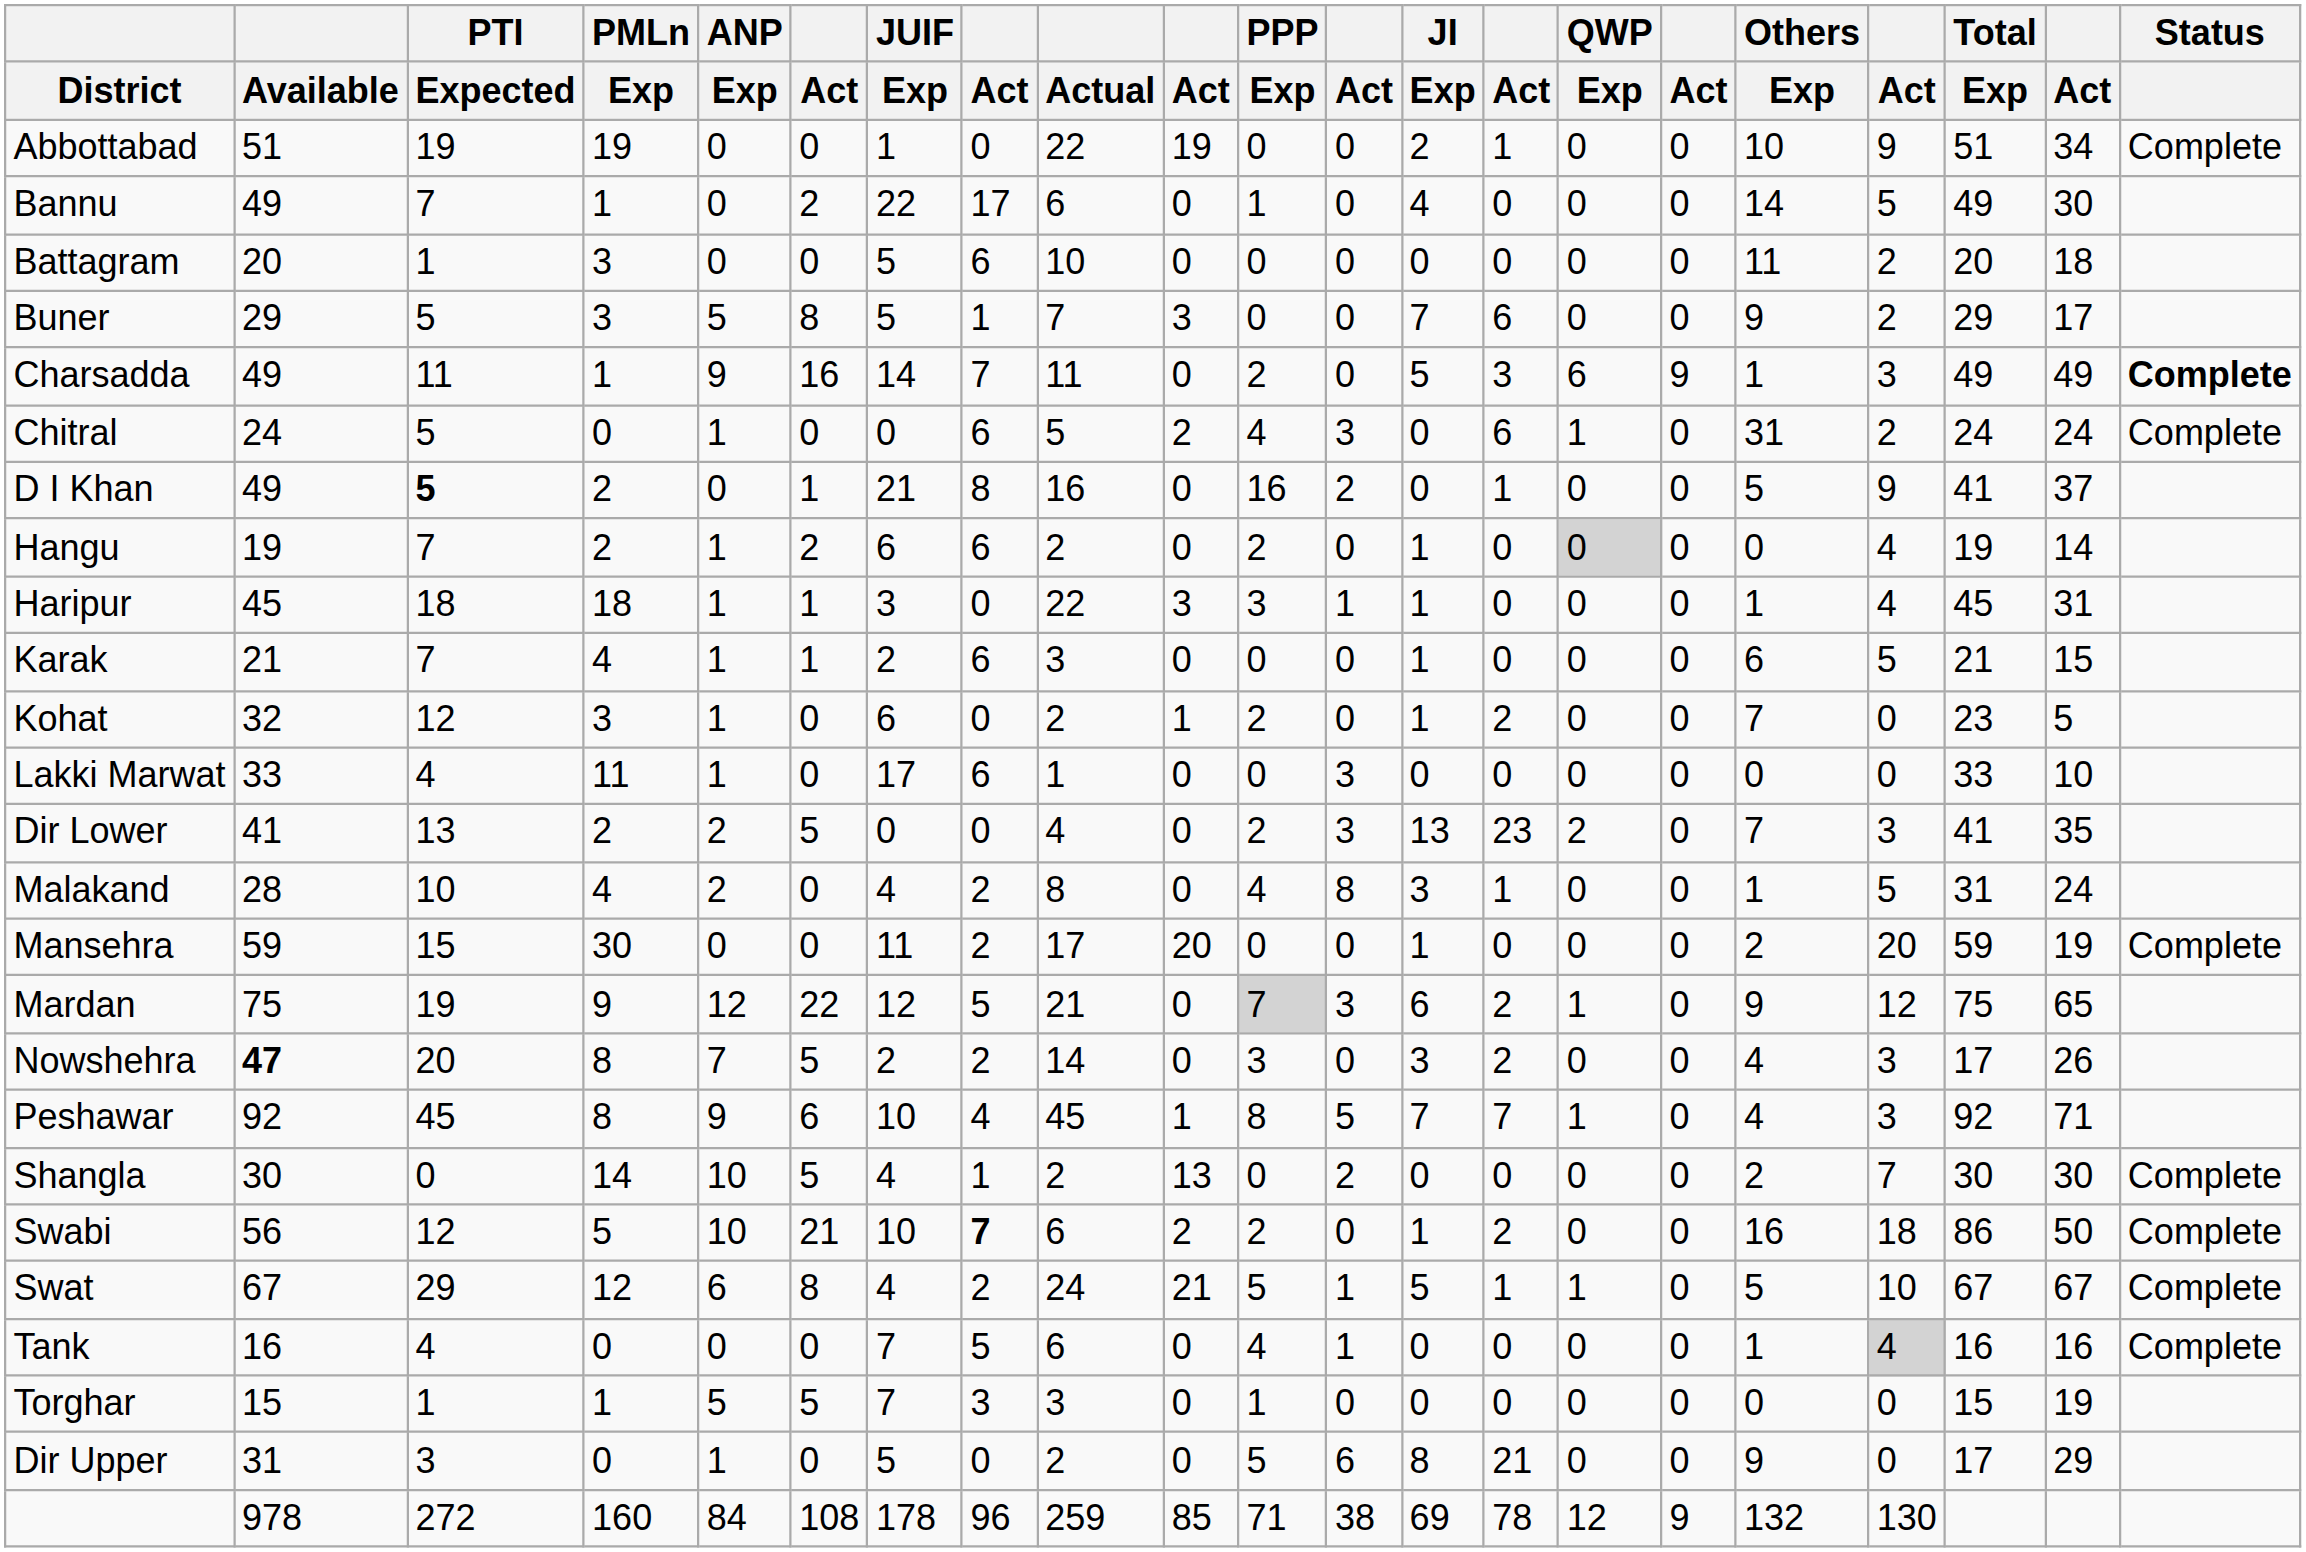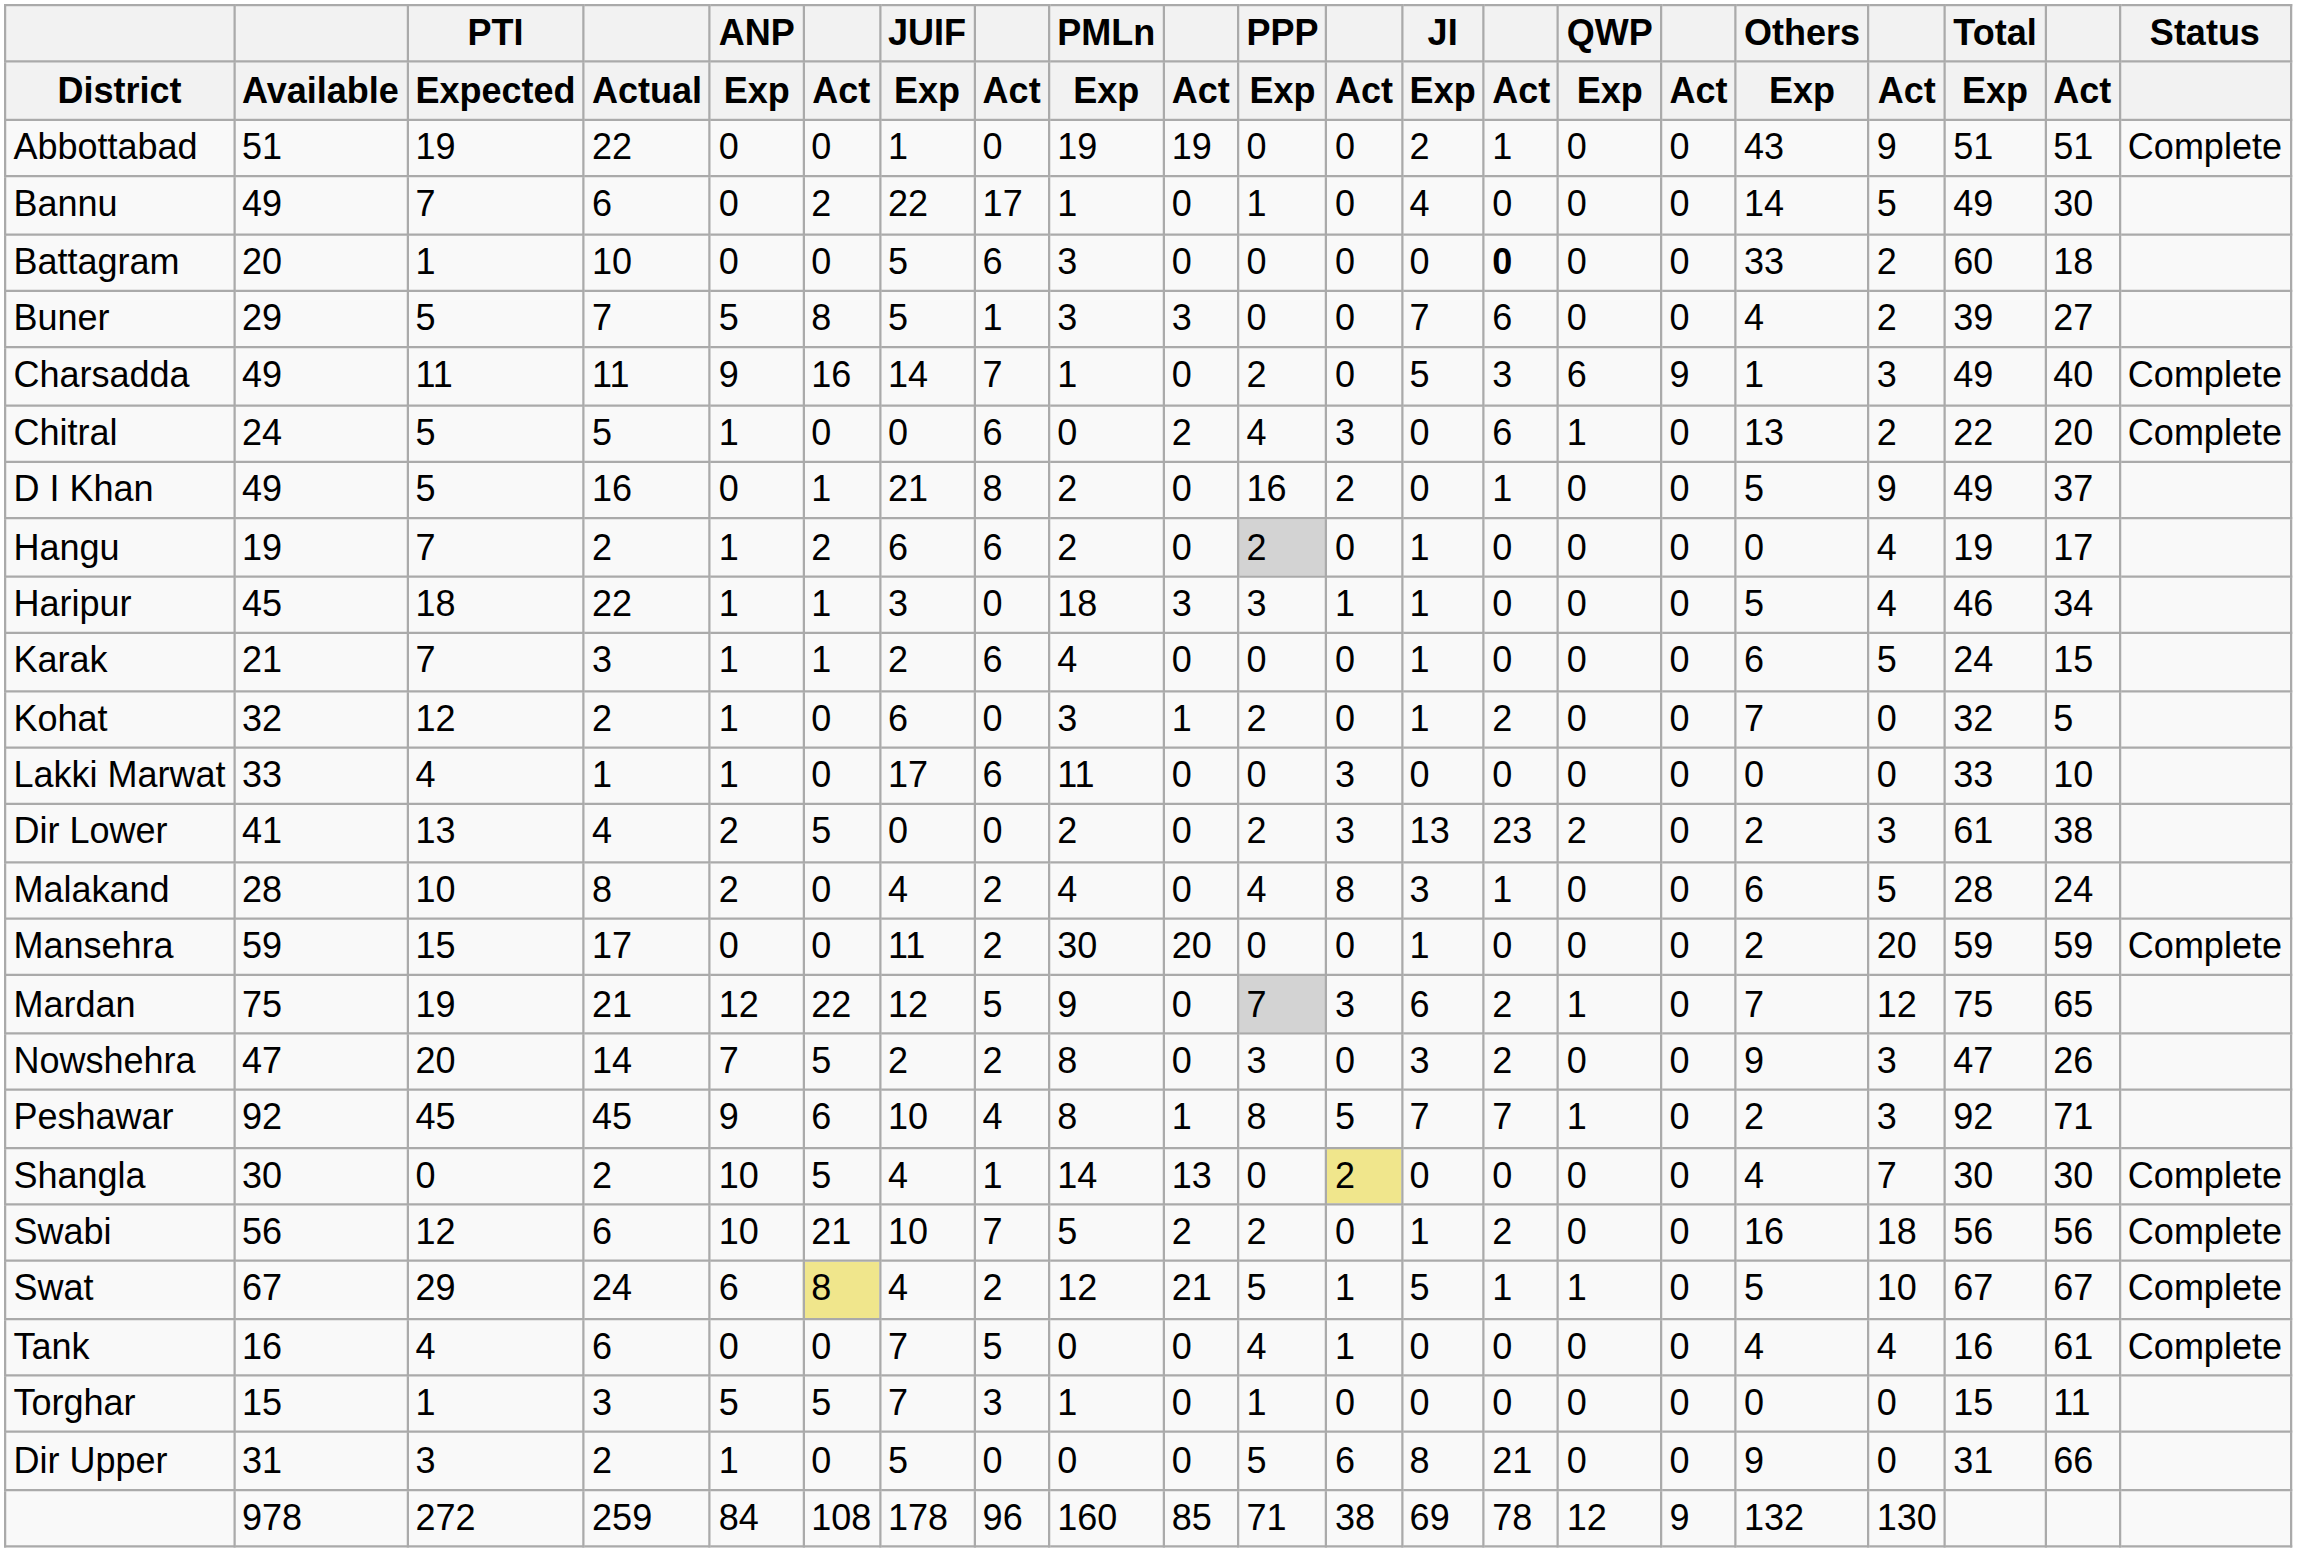columns swapped: (1100, 90) <-> (641, 90)
(1764, 147) 10 -> (1764, 147) 43
(2073, 147) 34 -> (2073, 147) 51
(1502, 261) normal -> (1502, 261) bold
(1763, 261) 11 -> (1764, 261) 33
(1973, 261) 20 -> (1973, 261) 60
(1754, 318) 9 -> (1754, 318) 4
(1973, 318) 29 -> (1973, 318) 39
(2073, 318) 17 -> (2073, 318) 27
(2073, 375) 49 -> (2073, 375) 40
(2210, 375) bold -> (2205, 375) normal
(1764, 432) 31 -> (1764, 432) 13
(1973, 432) 24 -> (1973, 432) 22
(2073, 432) 24 -> (2073, 432) 20
(425, 489) bold -> (425, 489) normal
(1973, 489) 41 -> (1973, 489) 49
(1256, 546) no background -> (1256, 546) lightgrey background
(1577, 546) lightgrey background -> (1577, 546) no background
(2073, 546) 14 -> (2073, 546) 17
(1754, 603) 1 -> (1754, 603) 5
(1973, 603) 45 -> (1973, 603) 46
(2073, 603) 31 -> (2073, 603) 34
(1973, 661) 21 -> (1973, 661) 24
(1973, 718) 23 -> (1973, 718) 32
(1754, 832) 7 -> (1754, 832) 2
(1973, 832) 41 -> (1973, 832) 61
(2073, 832) 35 -> (2073, 832) 38
(1754, 889) 1 -> (1754, 889) 6
(1973, 889) 31 -> (1973, 889) 28
(2073, 946) 19 -> (2073, 946) 59
(1754, 1003) 9 -> (1754, 1003) 7
(262, 1060) bold -> (262, 1060) normal
(1754, 1060) 4 -> (1754, 1060) 9
(1973, 1060) 17 -> (1973, 1060) 47
(1754, 1117) 4 -> (1754, 1117) 2
(1345, 1174) no background -> (1345, 1174) khaki background
(1754, 1174) 2 -> (1754, 1174) 4
(981, 1232) bold -> (993, 1232) normal
(1973, 1232) 86 -> (1973, 1232) 56
(2073, 1232) 50 -> (2073, 1232) 56
(809, 1289) no background -> (821, 1289) khaki background
(1754, 1346) 1 -> (1754, 1346) 4
(1887, 1346) lightgrey background -> (1887, 1346) no background
(2073, 1346) 16 -> (2073, 1346) 61
(2073, 1403) 19 -> (2072, 1403) 11
(1973, 1460) 17 -> (1973, 1460) 31
(2073, 1460) 29 -> (2073, 1460) 66
